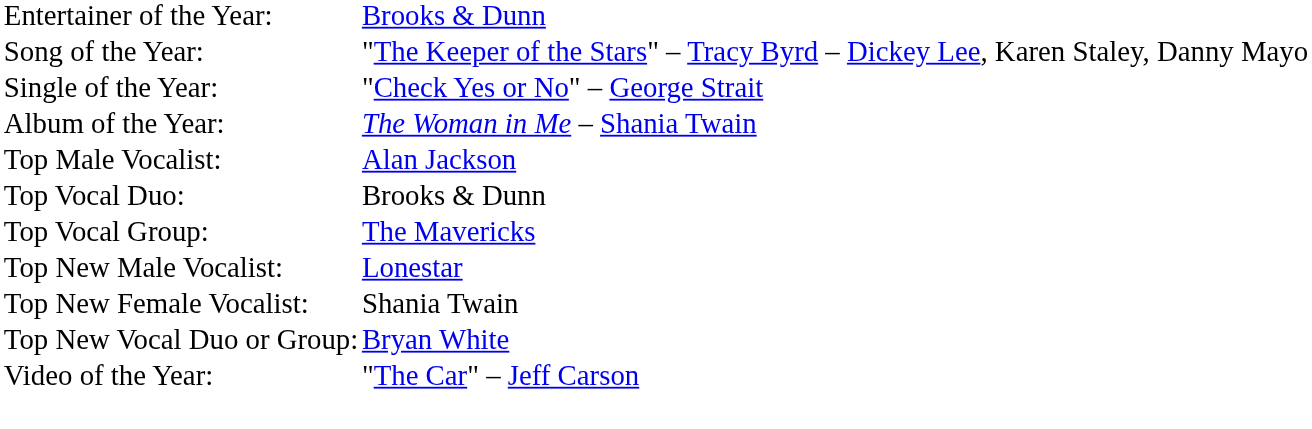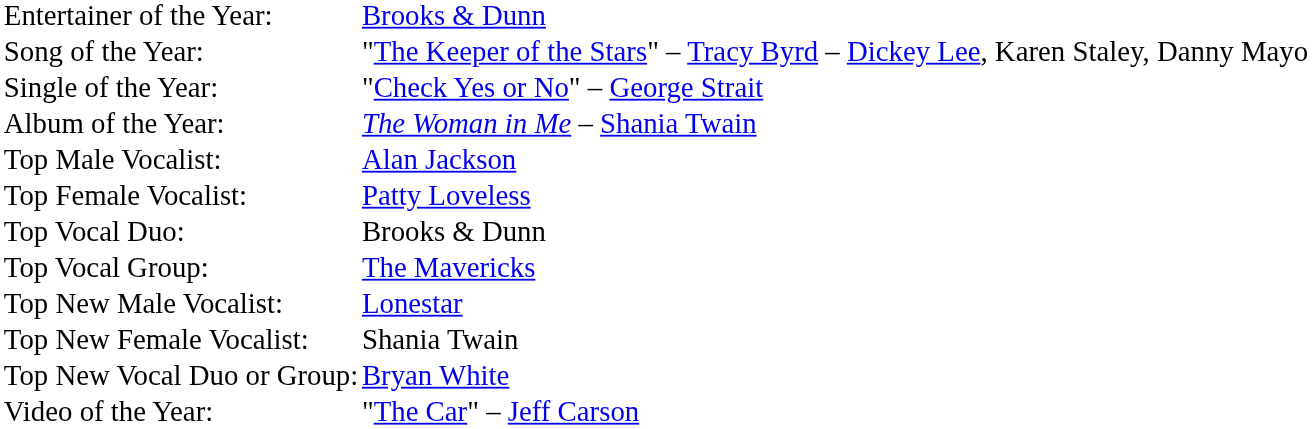+ row: (125, 195)
